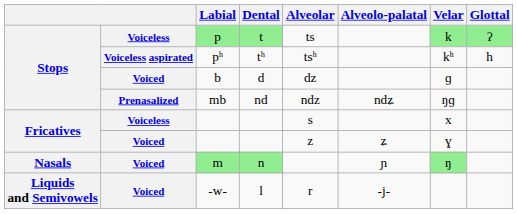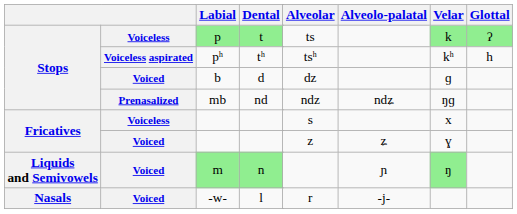(53, 162) Nasals -> (53, 169) Liquids and Semivowels
(53, 190) Liquids and Semivowels -> (53, 198) Nasals
